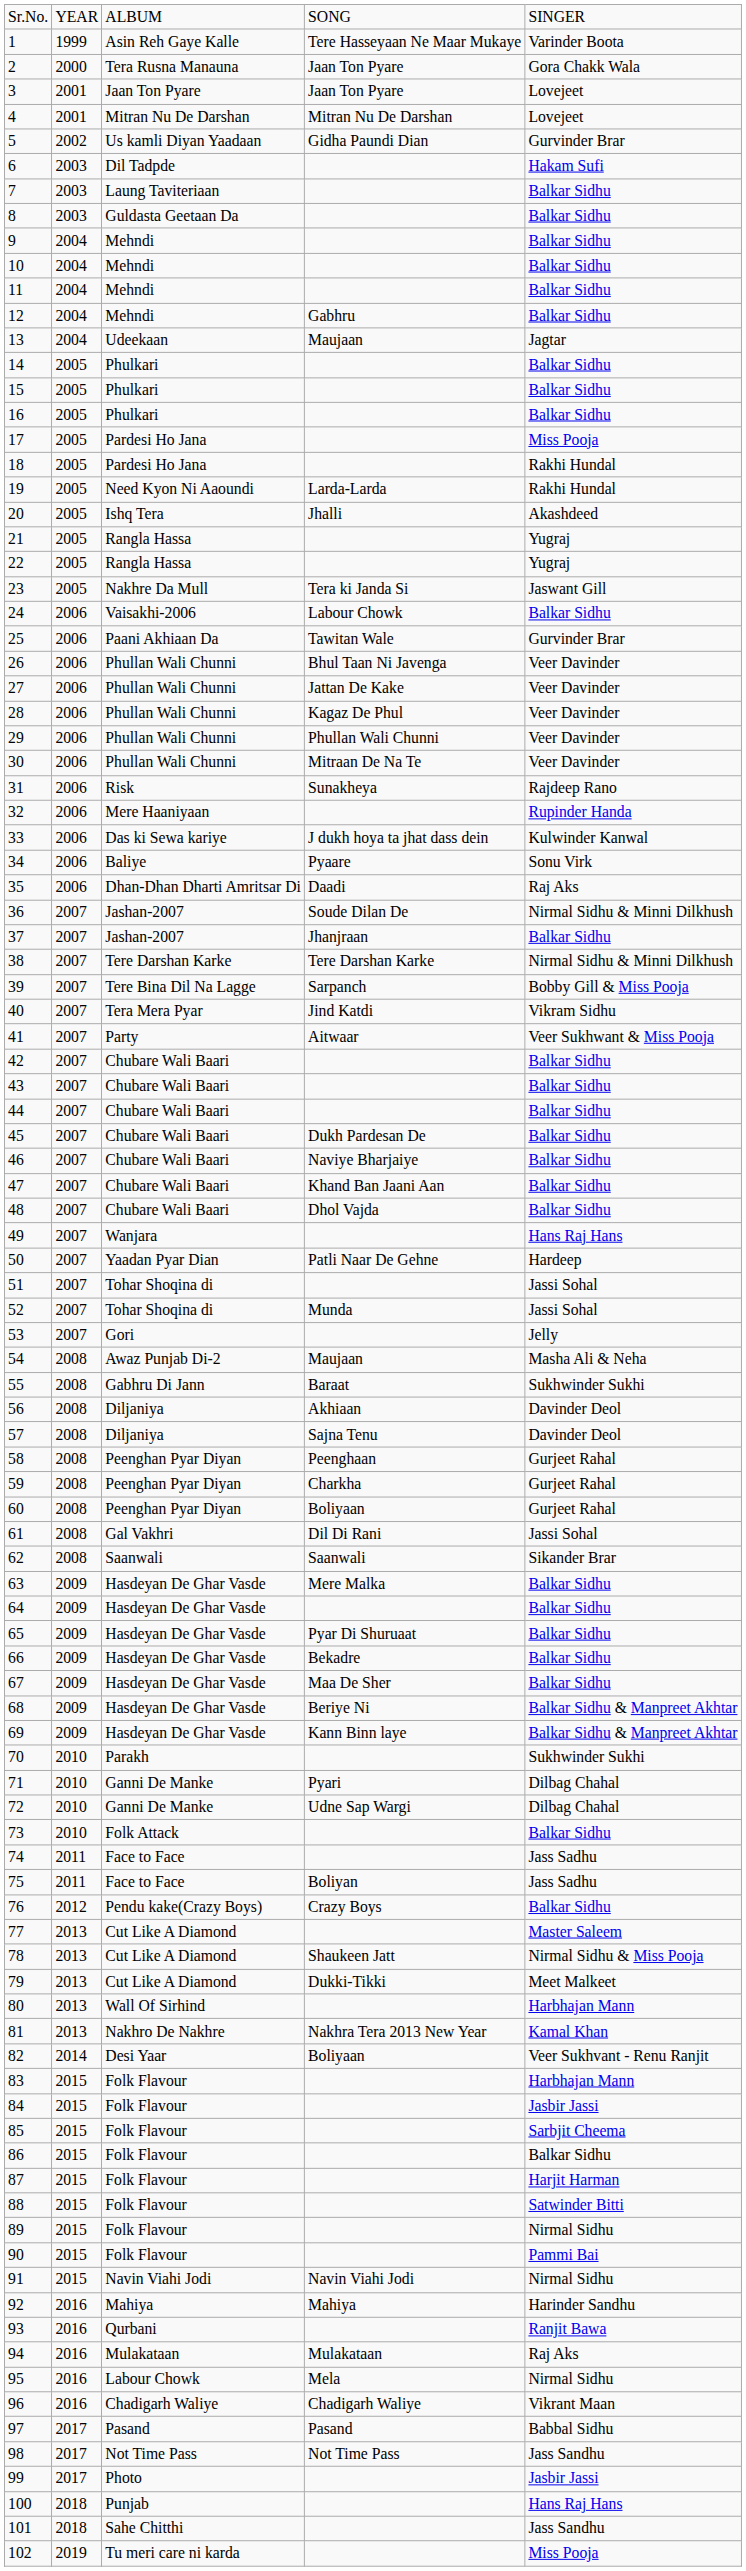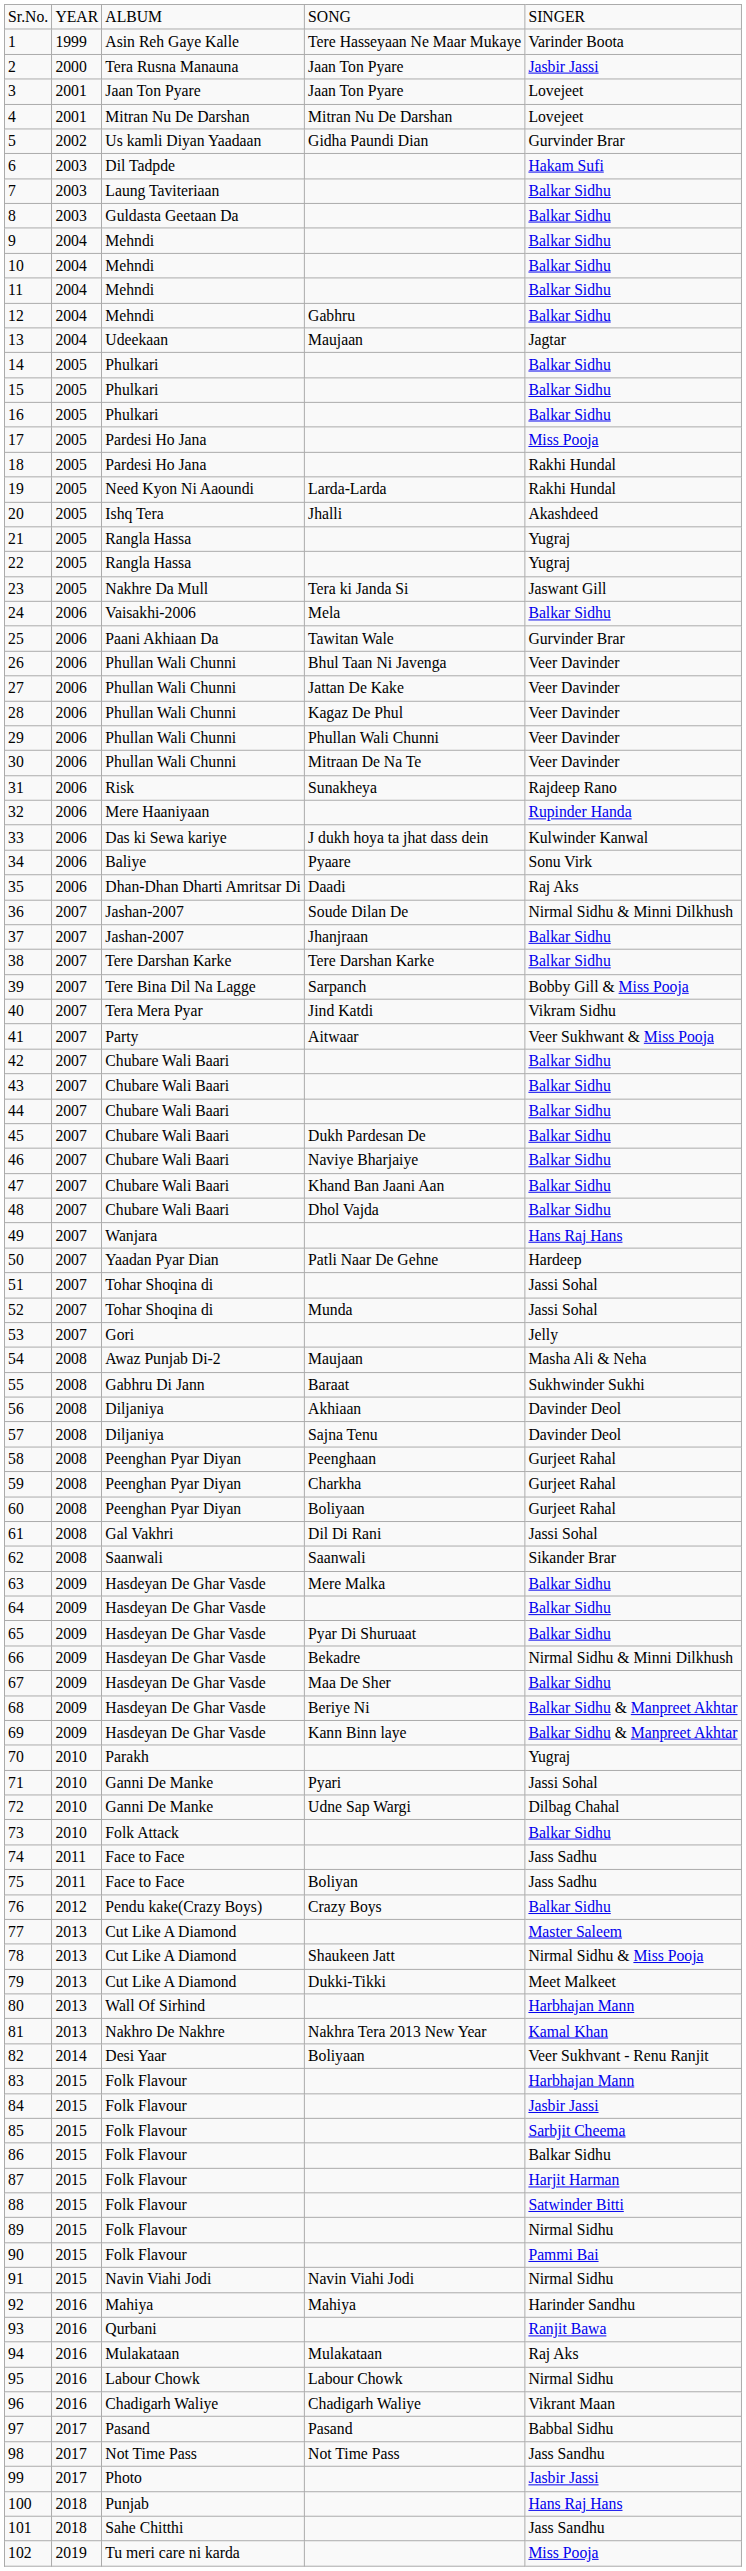(584, 66) Gora Chakk Wala -> (563, 66) Jasbir Jassi
(355, 613) Labour Chowk -> (324, 613) Mela
(631, 961) Nirmal Sidhu & Minni Dilkhush -> (570, 961) Balkar Sidhu
(570, 1658) Balkar Sidhu -> (631, 1658) Nirmal Sidhu & Minni Dilkhush
(587, 1757) Sukhwinder Sukhi -> (549, 1757) Yugraj
(574, 1782) Dilbag Chahal -> (563, 1782) Jassi Sohal
(324, 2379) Mela -> (355, 2379) Labour Chowk
